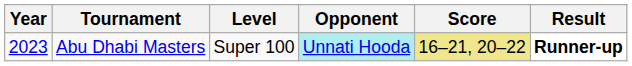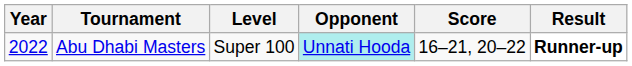(28, 47) 2023 -> (28, 47) 2022
(472, 47) khaki background -> (472, 47) no background
